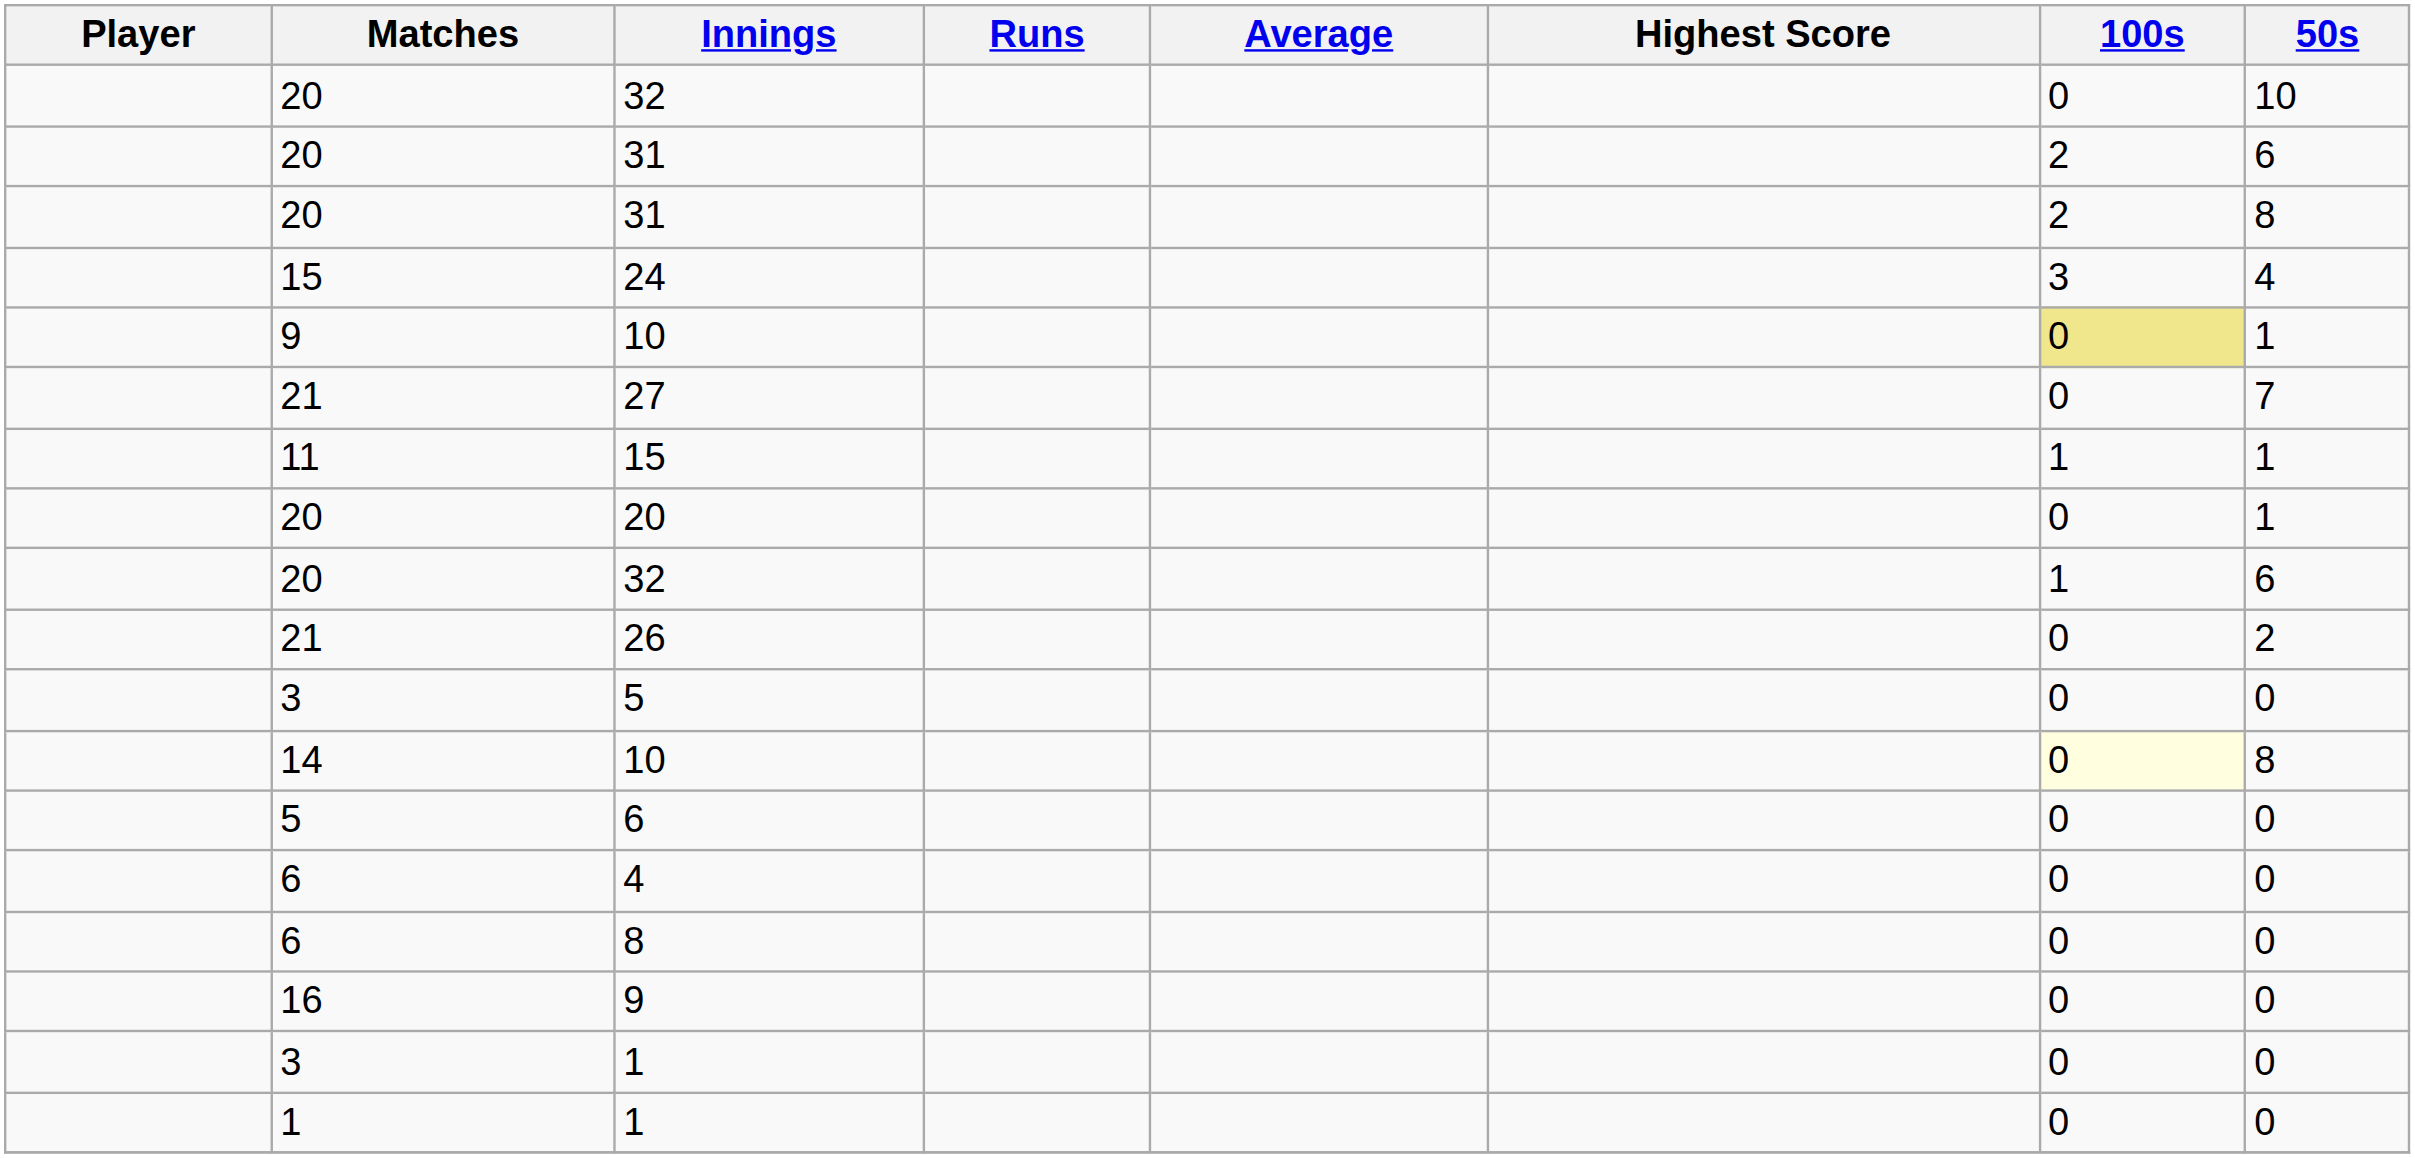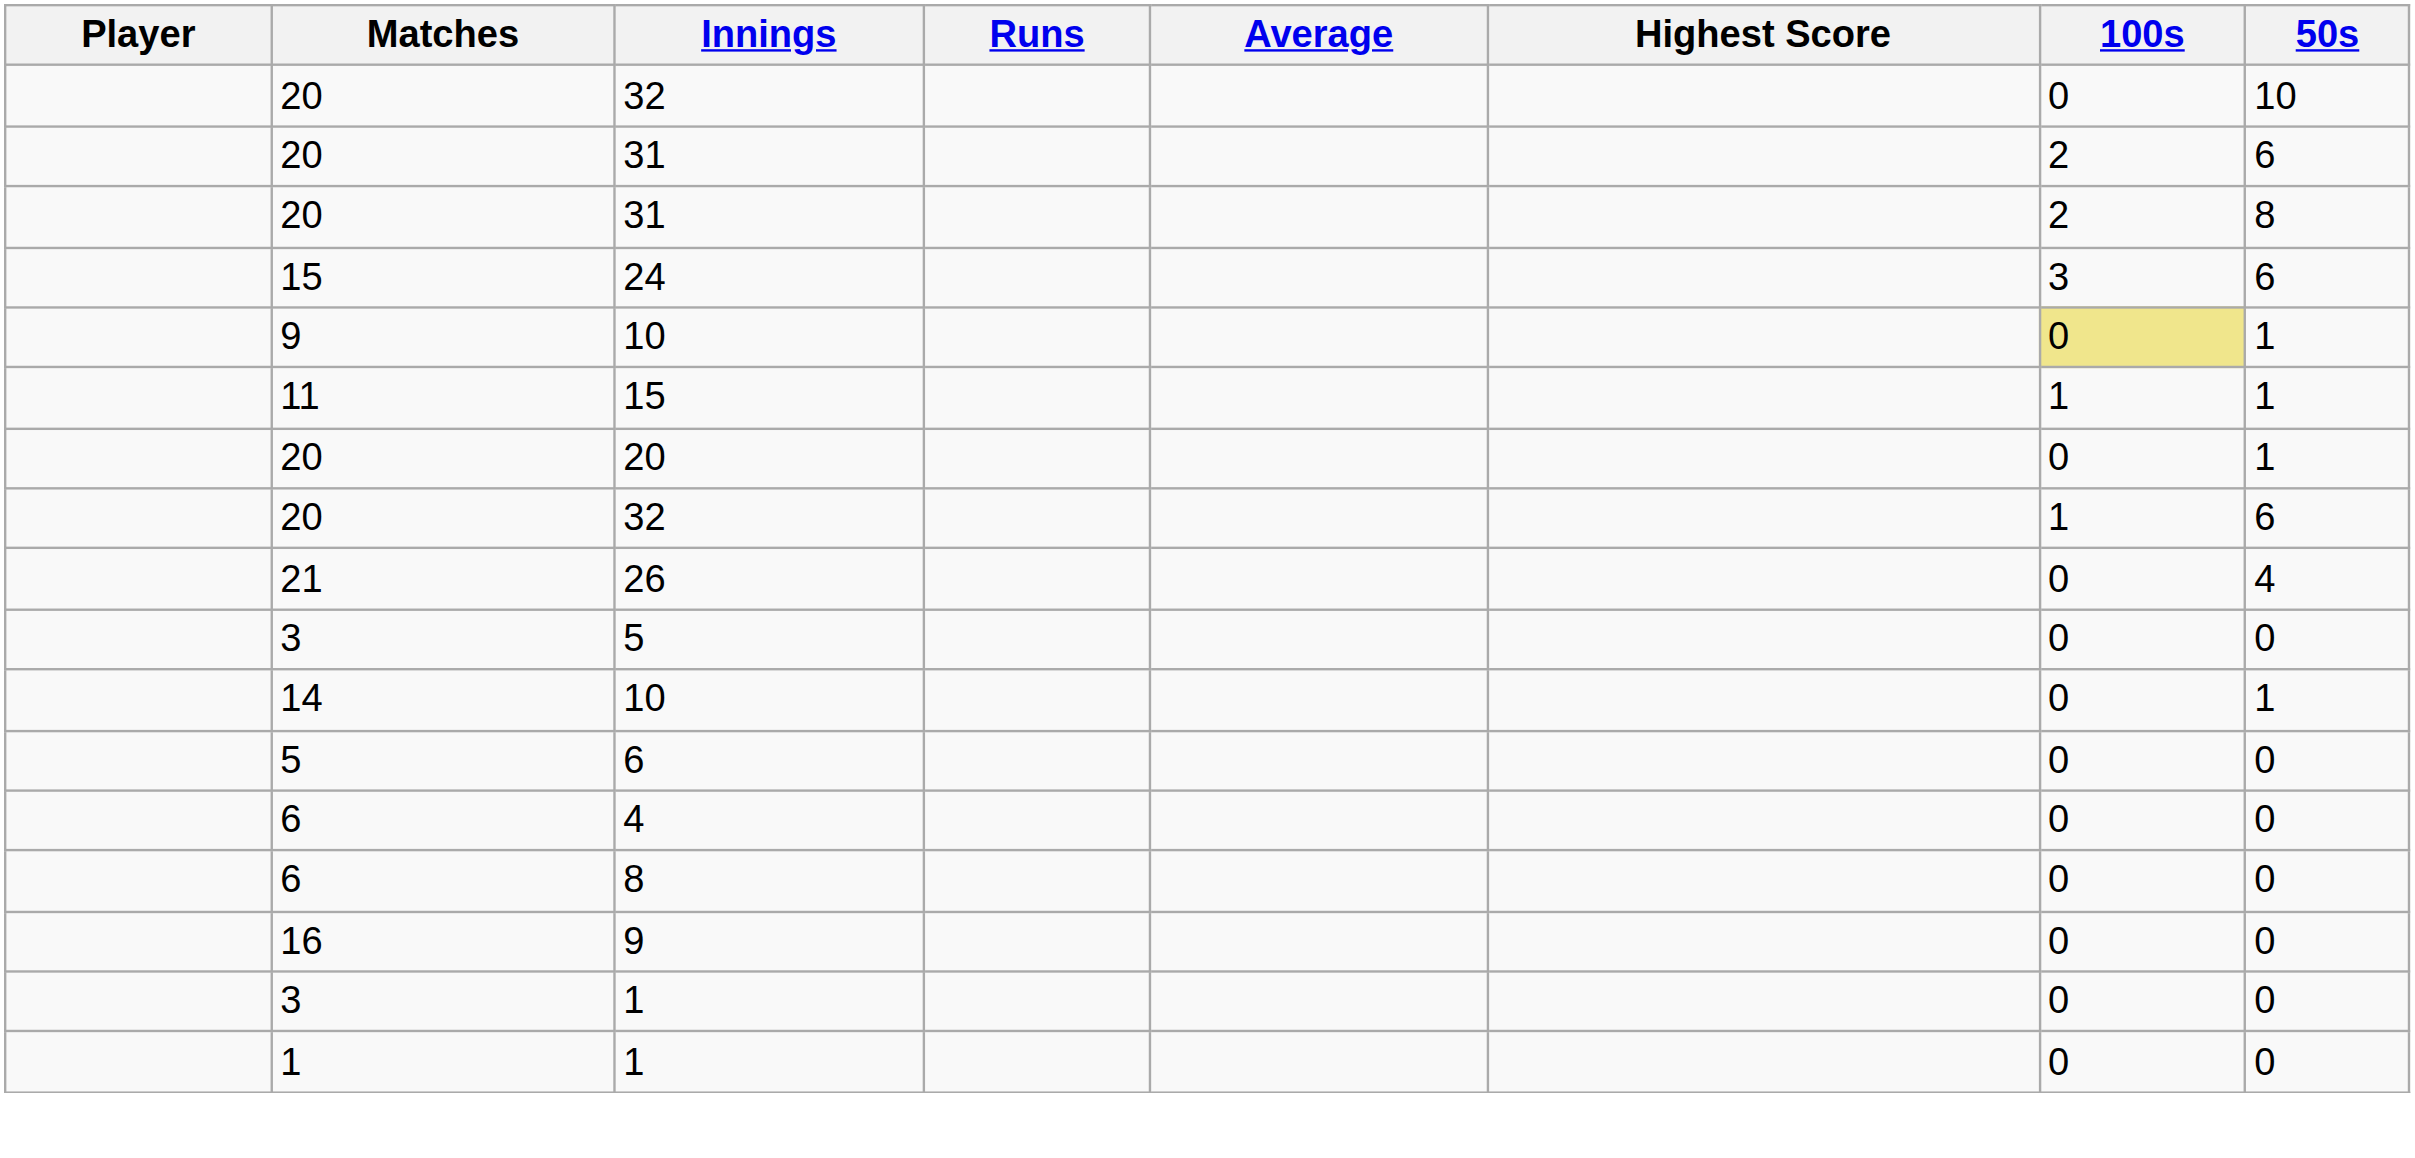(2265, 276) 4 -> (2265, 276) 6
- row: (301, 397)
(2265, 638) 2 -> (2265, 578) 4
(2059, 759) lightyellow background -> (2059, 699) no background
(2265, 759) 8 -> (2265, 699) 1
